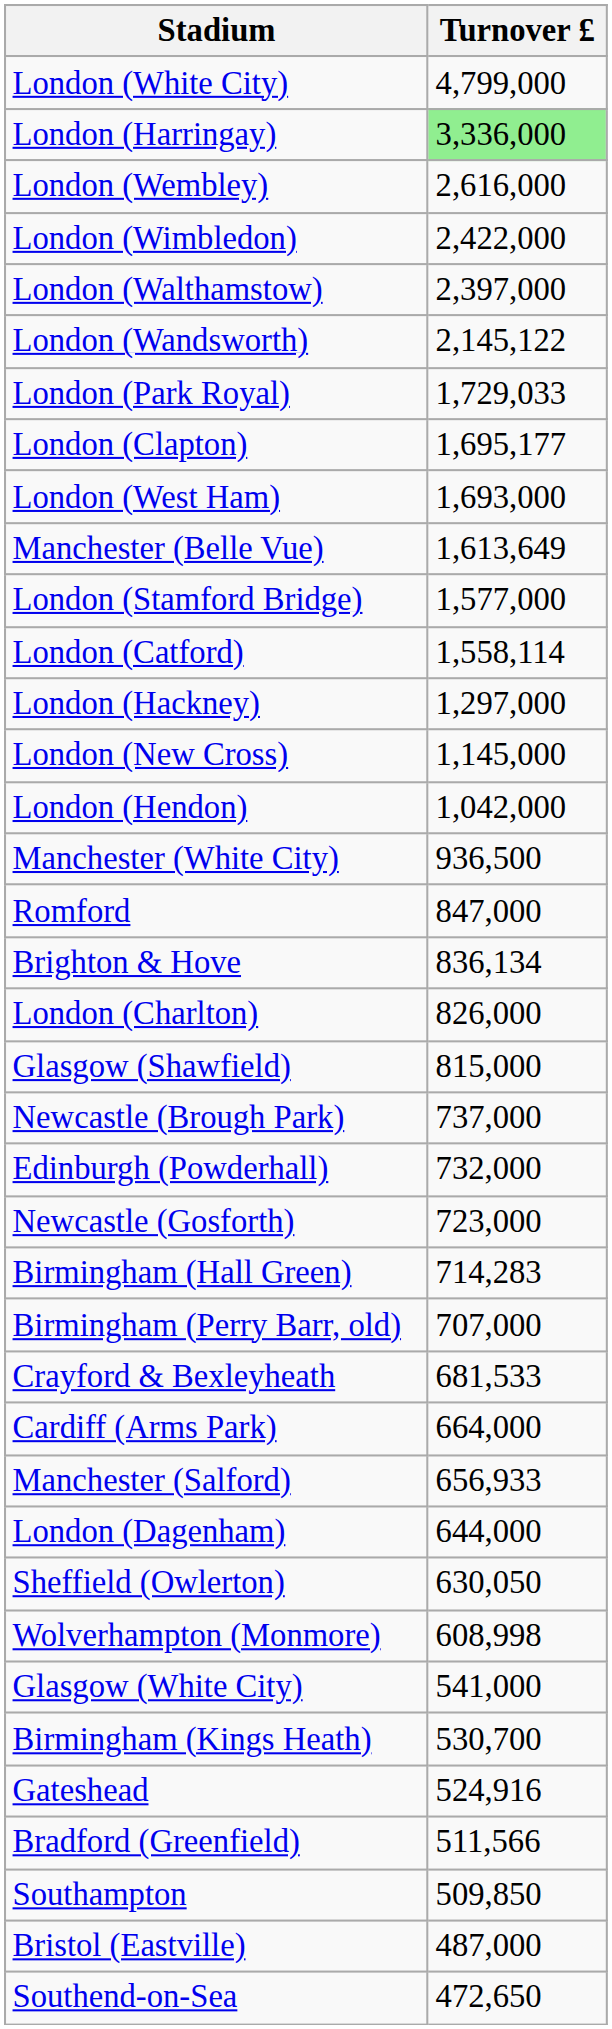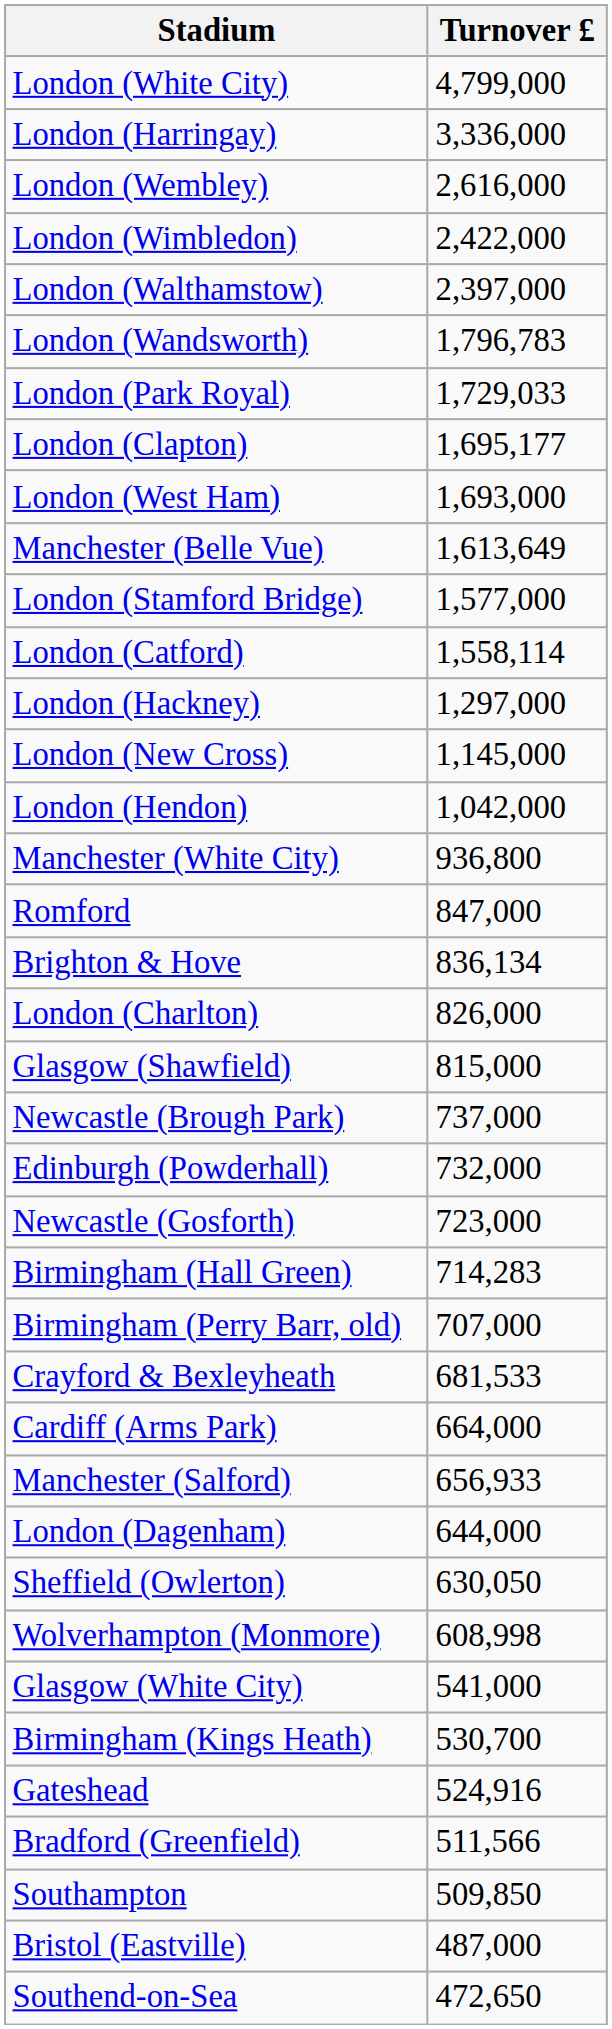(501, 133) lightgreen background -> (501, 133) no background
(501, 340) 2,145,122 -> (501, 340) 1,796,783
(489, 858) 936,500 -> (489, 858) 936,800
